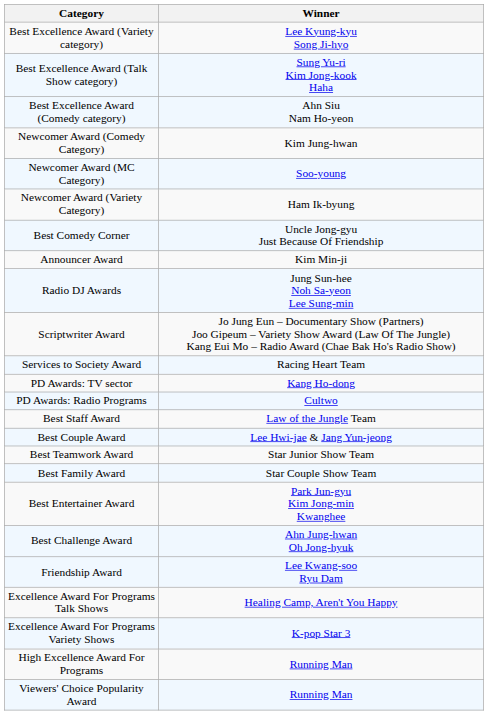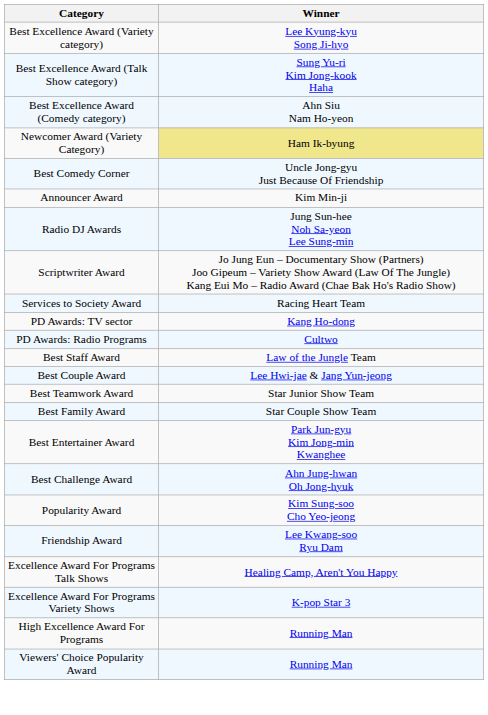- row: (82, 143)
- row: (82, 173)
(321, 204) no background -> (321, 143) khaki background
+ row: (82, 510)
